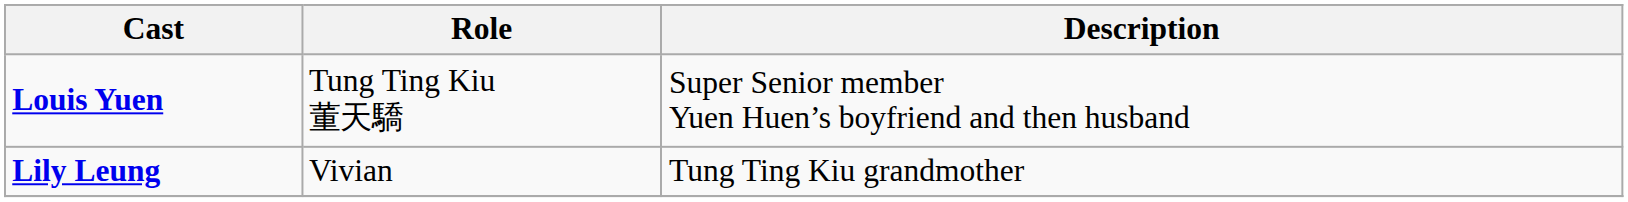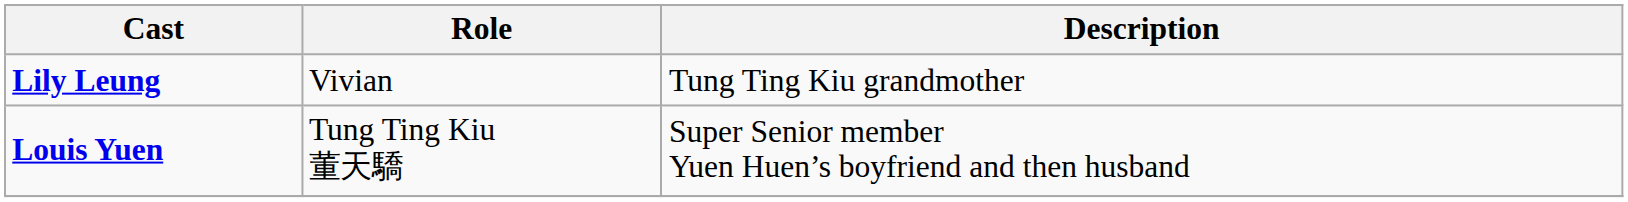rows swapped: (86, 170) <-> (88, 100)
